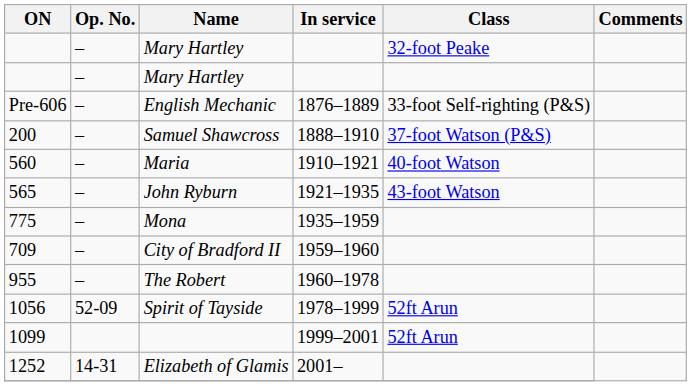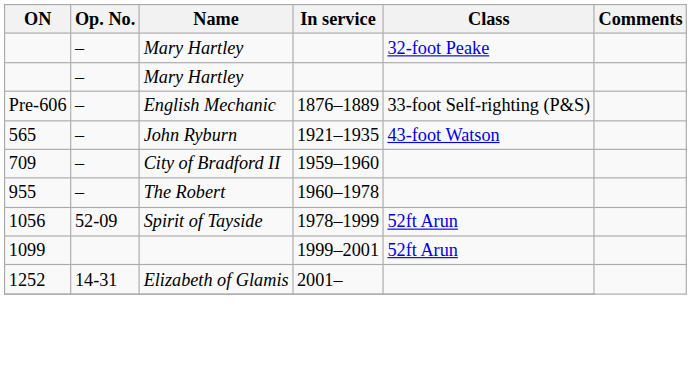- row: (22, 134)
- row: (22, 163)
- row: (22, 221)
